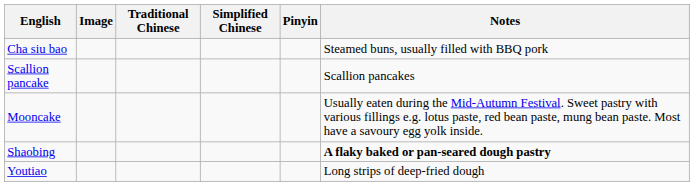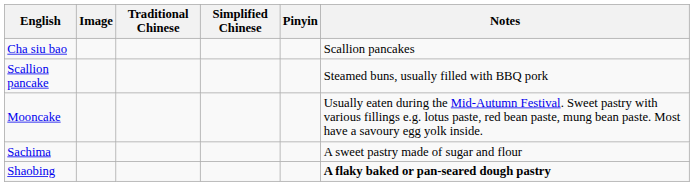(436, 48) Steamed buns, usually filled with BBQ pork -> (369, 48) Scallion pancakes
(369, 75) Scallion pancakes -> (436, 75) Steamed buns, usually filled with BBQ pork
+ row: (29, 151)
- row: (27, 171)
